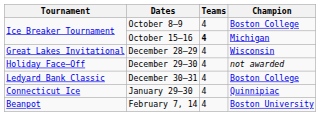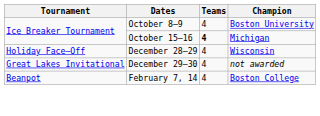(265, 24) Boston College -> (272, 24) Boston University
(65, 51) Great Lakes Invitational -> (46, 51) Holiday Face–Off
(46, 64) Holiday Face–Off -> (65, 64) Great Lakes Invitational
- row: (163, 78)
- row: (161, 91)
(272, 104) Boston University -> (265, 78) Boston College
